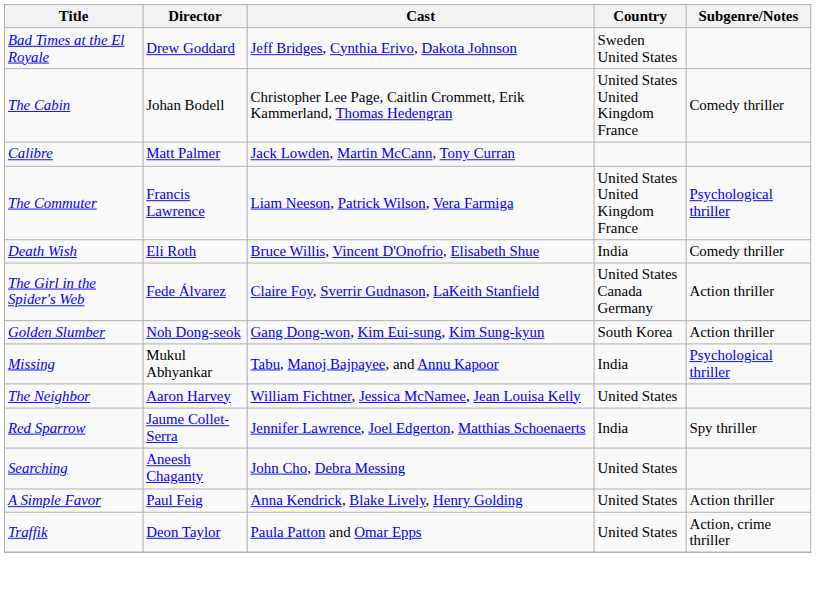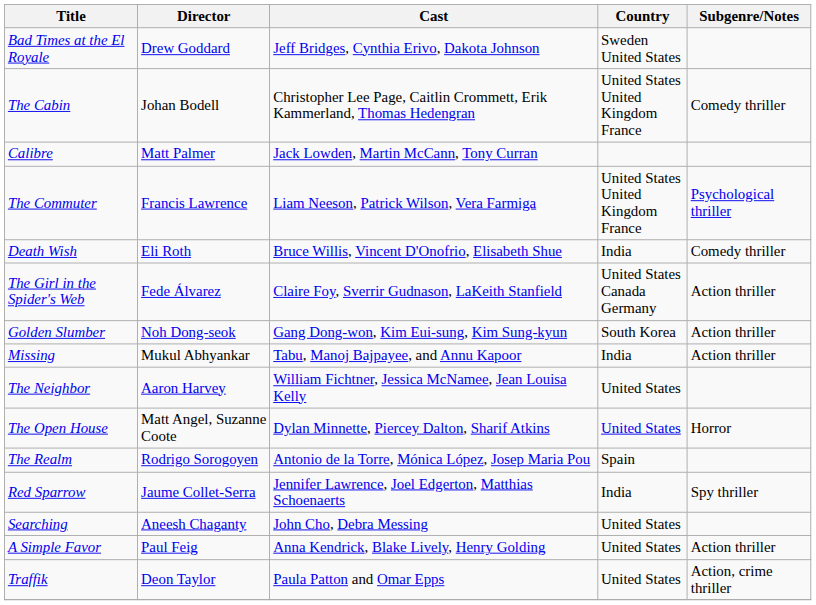(731, 364) Psychological thriller -> (733, 355) Action thriller
+ row: (58, 428)
+ row: (40, 460)
